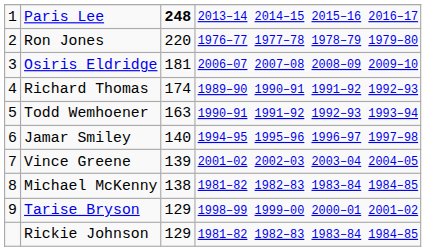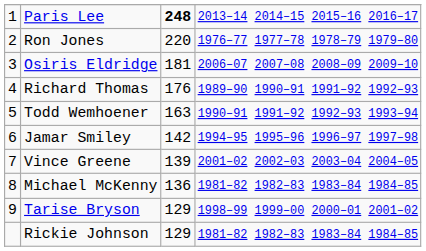(178, 89) 174 -> (178, 89) 176
(178, 137) 140 -> (178, 137) 142
(178, 186) 138 -> (178, 186) 136
